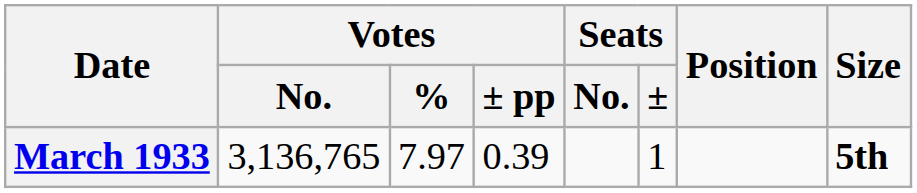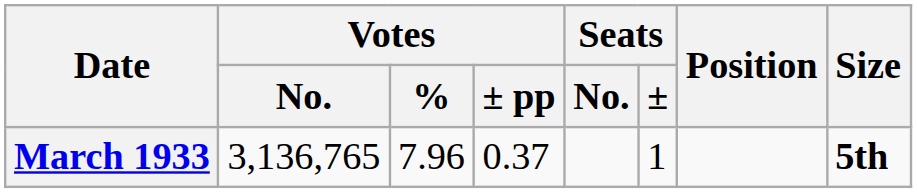(431, 156) 7.97 -> (431, 156) 7.96
(516, 156) 0.39 -> (516, 156) 0.37
